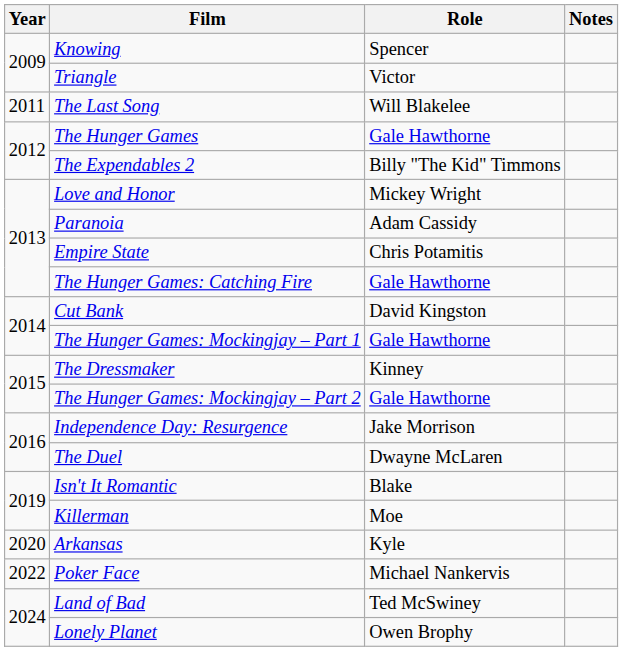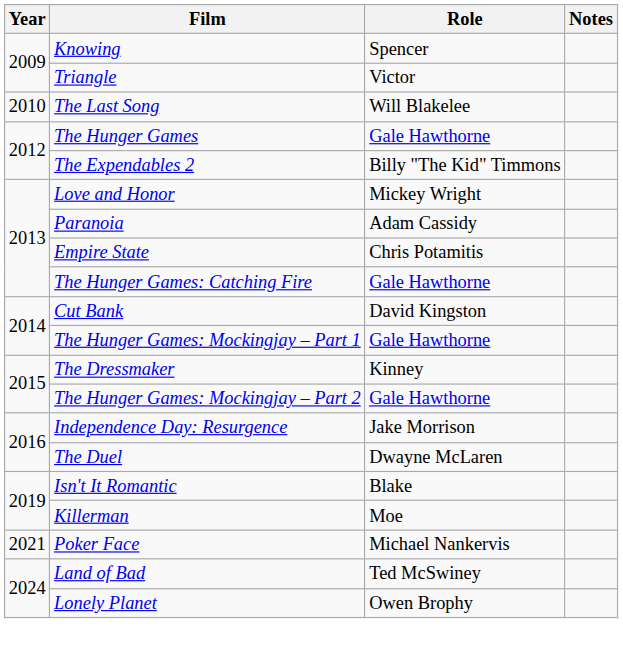(27, 106) 2011 -> (27, 106) 2010
- row: (88, 544)
(27, 573) 2022 -> (27, 544) 2021
